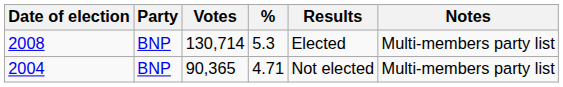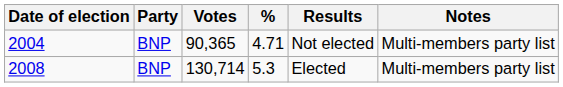rows swapped: (26, 69) <-> (26, 43)
